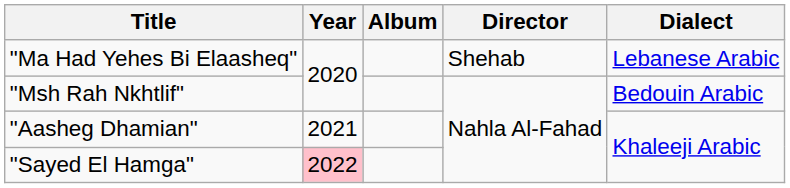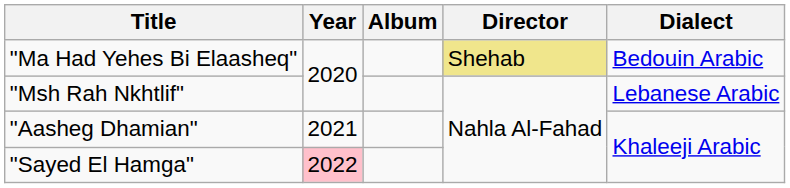(486, 57) no background -> (486, 57) khaki background
(696, 57) Lebanese Arabic -> (688, 57) Bedouin Arabic
(688, 93) Bedouin Arabic -> (696, 93) Lebanese Arabic
